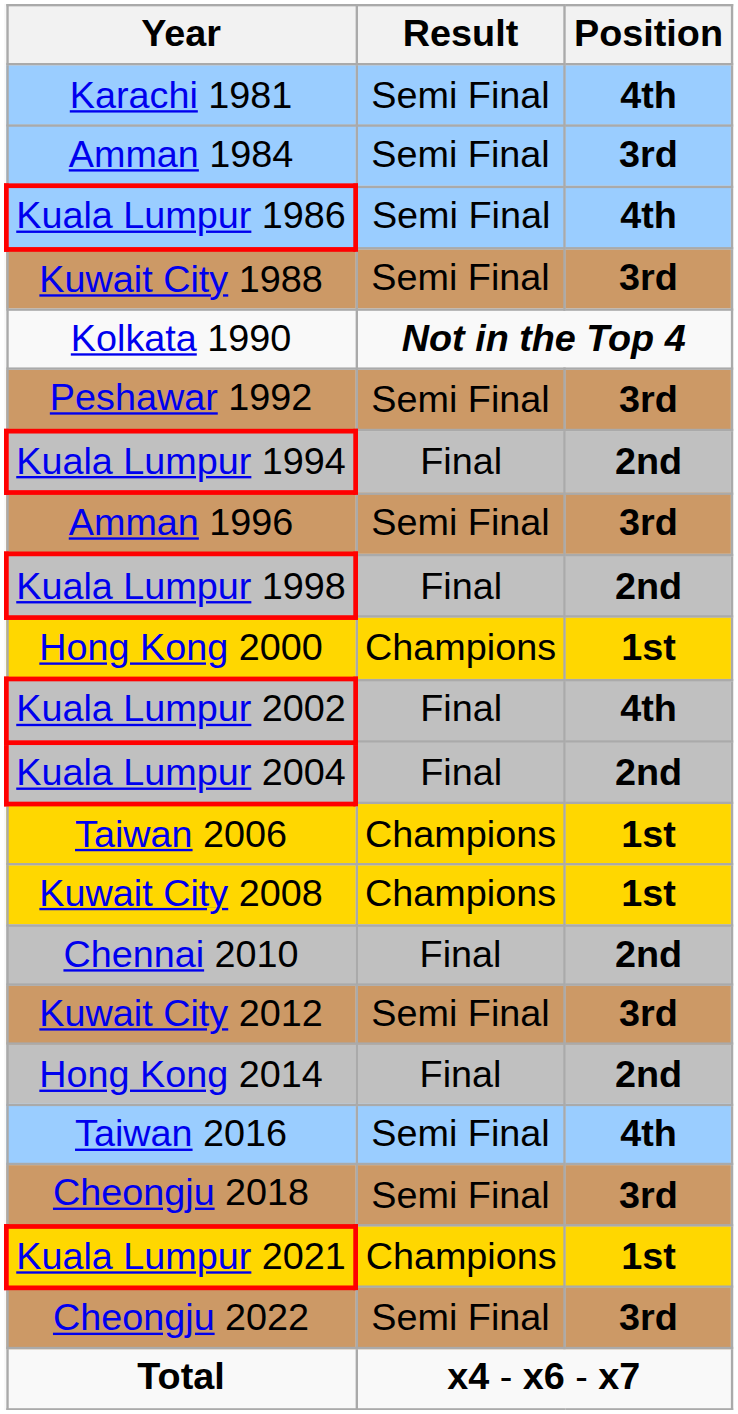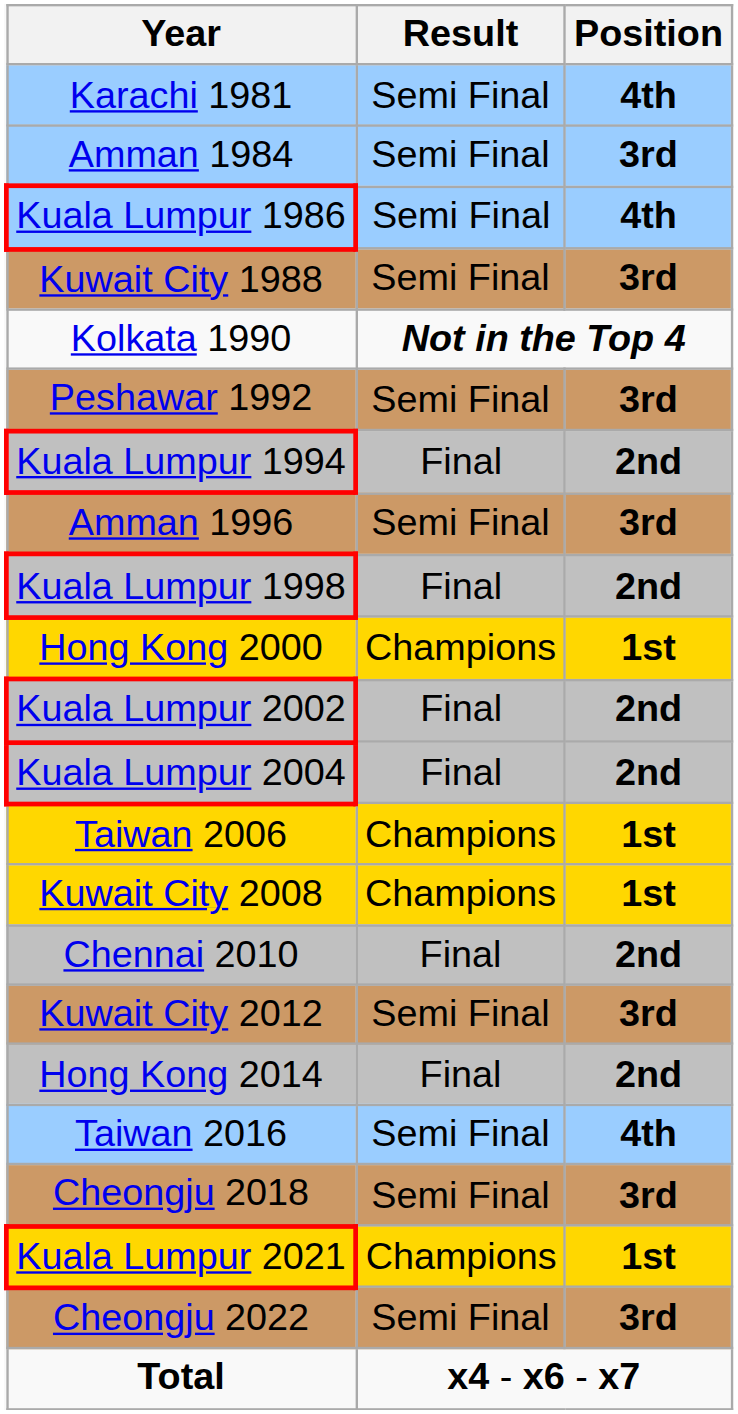(649, 709) 4th -> (649, 709) 2nd
